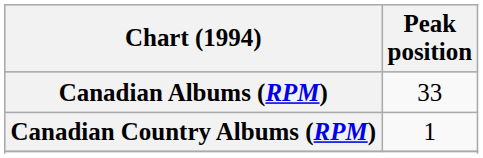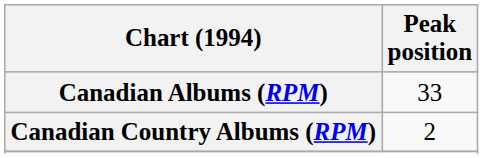(430, 131) 1 -> (430, 131) 2
